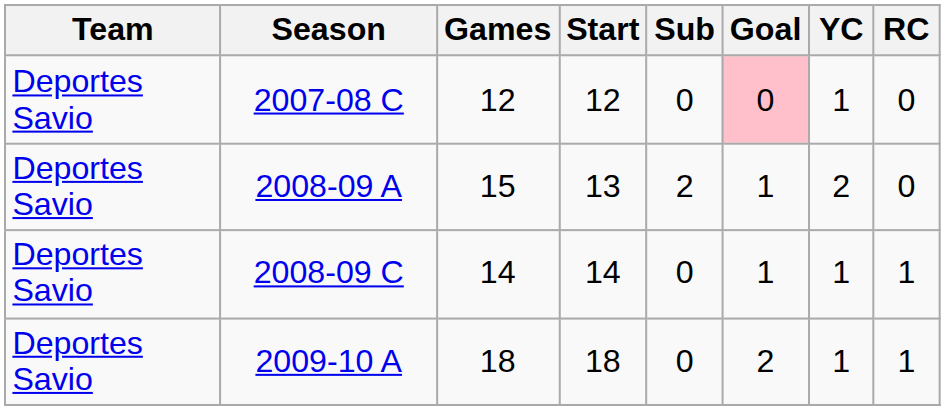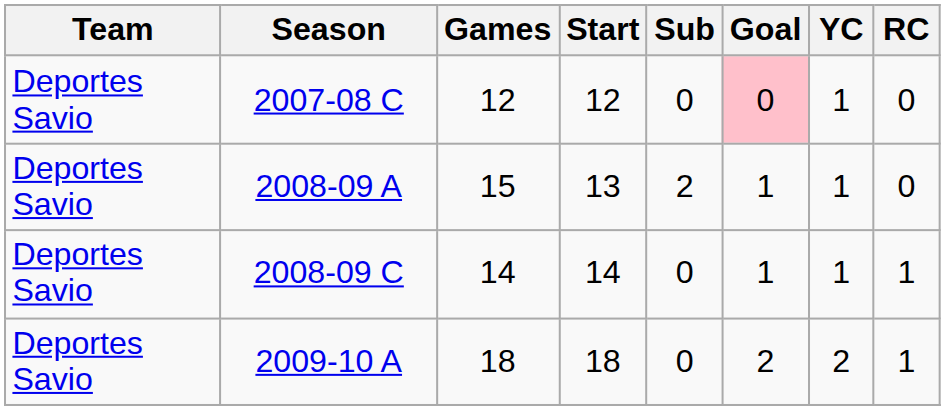(841, 186) 2 -> (841, 186) 1
(841, 360) 1 -> (841, 360) 2
